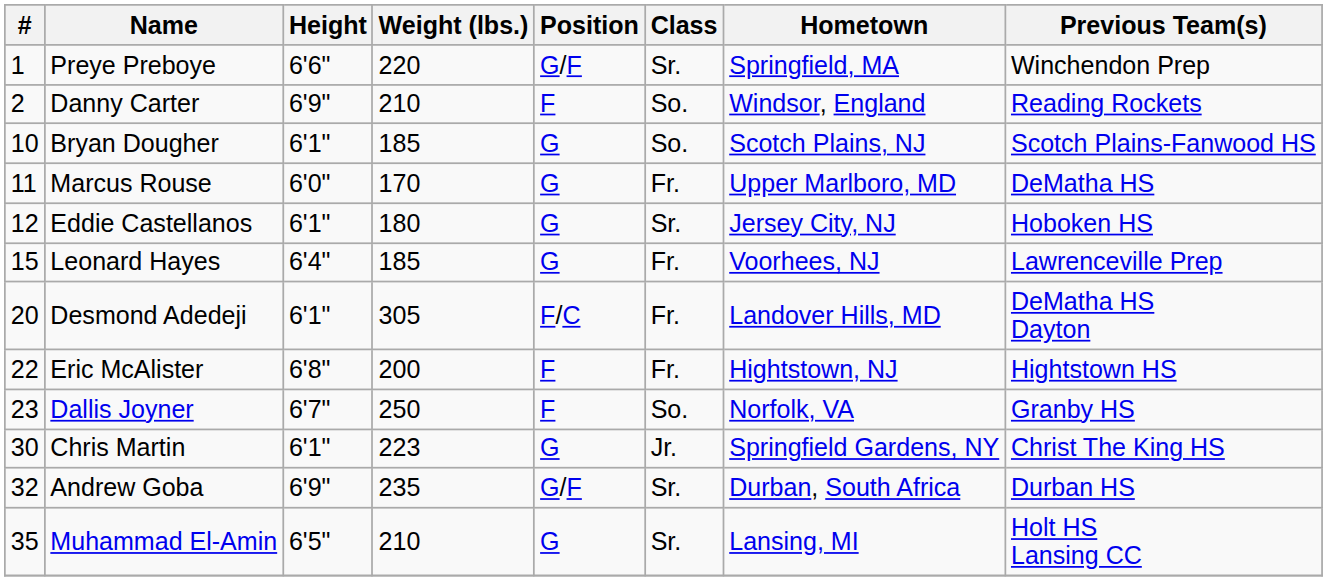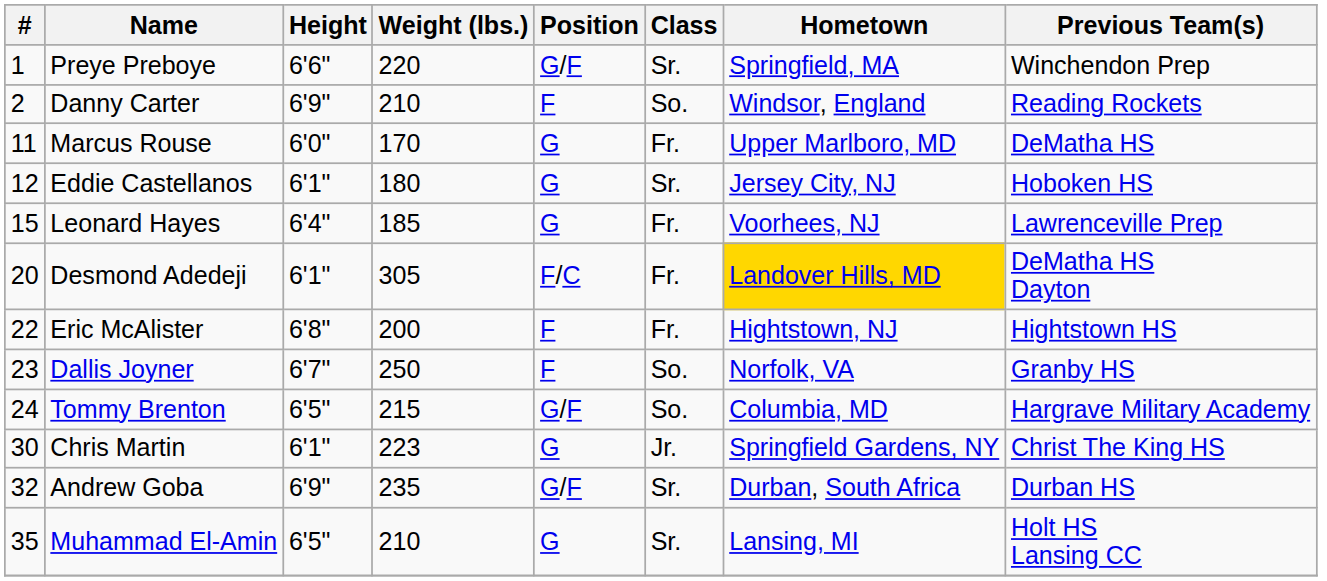- row: (135, 144)
(835, 316) no background -> (835, 276) gold background
+ row: (138, 409)
